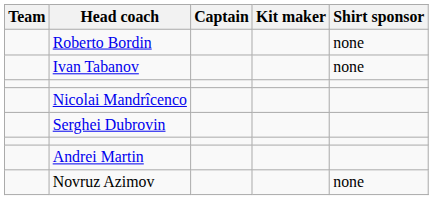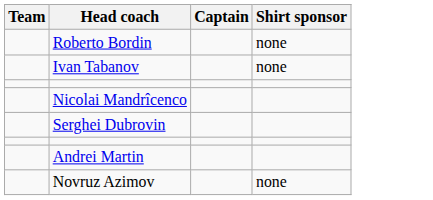- column: (291, 17)
